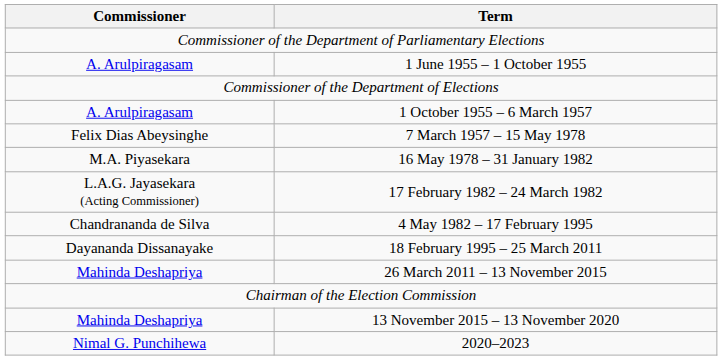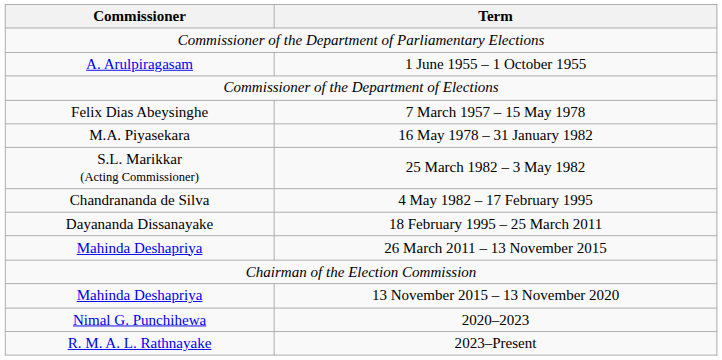- row: (496, 111)
- row: (496, 191)
+ row: (496, 168)
+ row: (496, 343)
